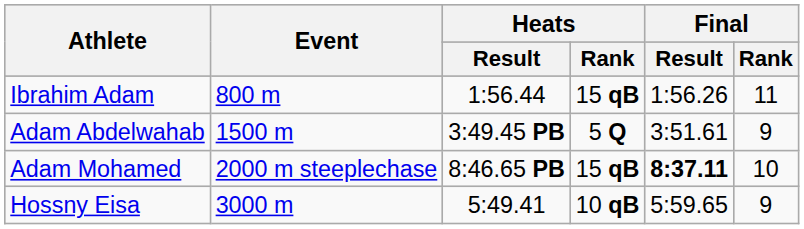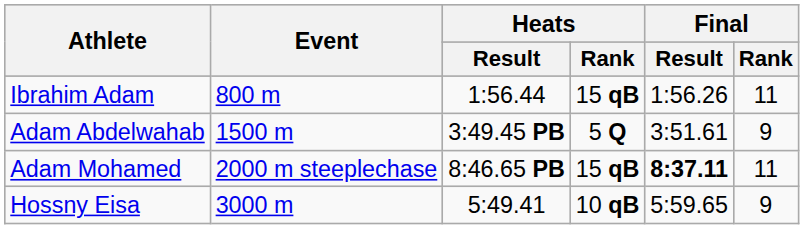(766, 169) 10 -> (766, 169) 11
